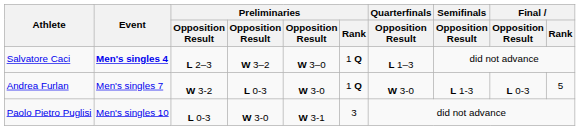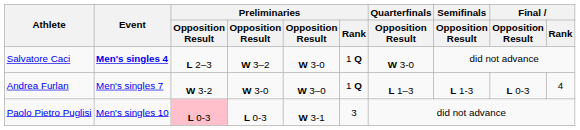(312, 65) W 3–0 -> (312, 65) W 3-0
(401, 65) L 1–3 -> (401, 65) W 3-0
(255, 92) L 0-3 -> (255, 92) W 3-0
(312, 92) W 3-0 -> (312, 92) W 3–0
(401, 92) W 3-0 -> (401, 92) L 1–3
(560, 86) 5 -> (560, 86) 4
(199, 118) no background -> (199, 118) pink background
(255, 118) W 3-0 -> (255, 118) L 0-3
